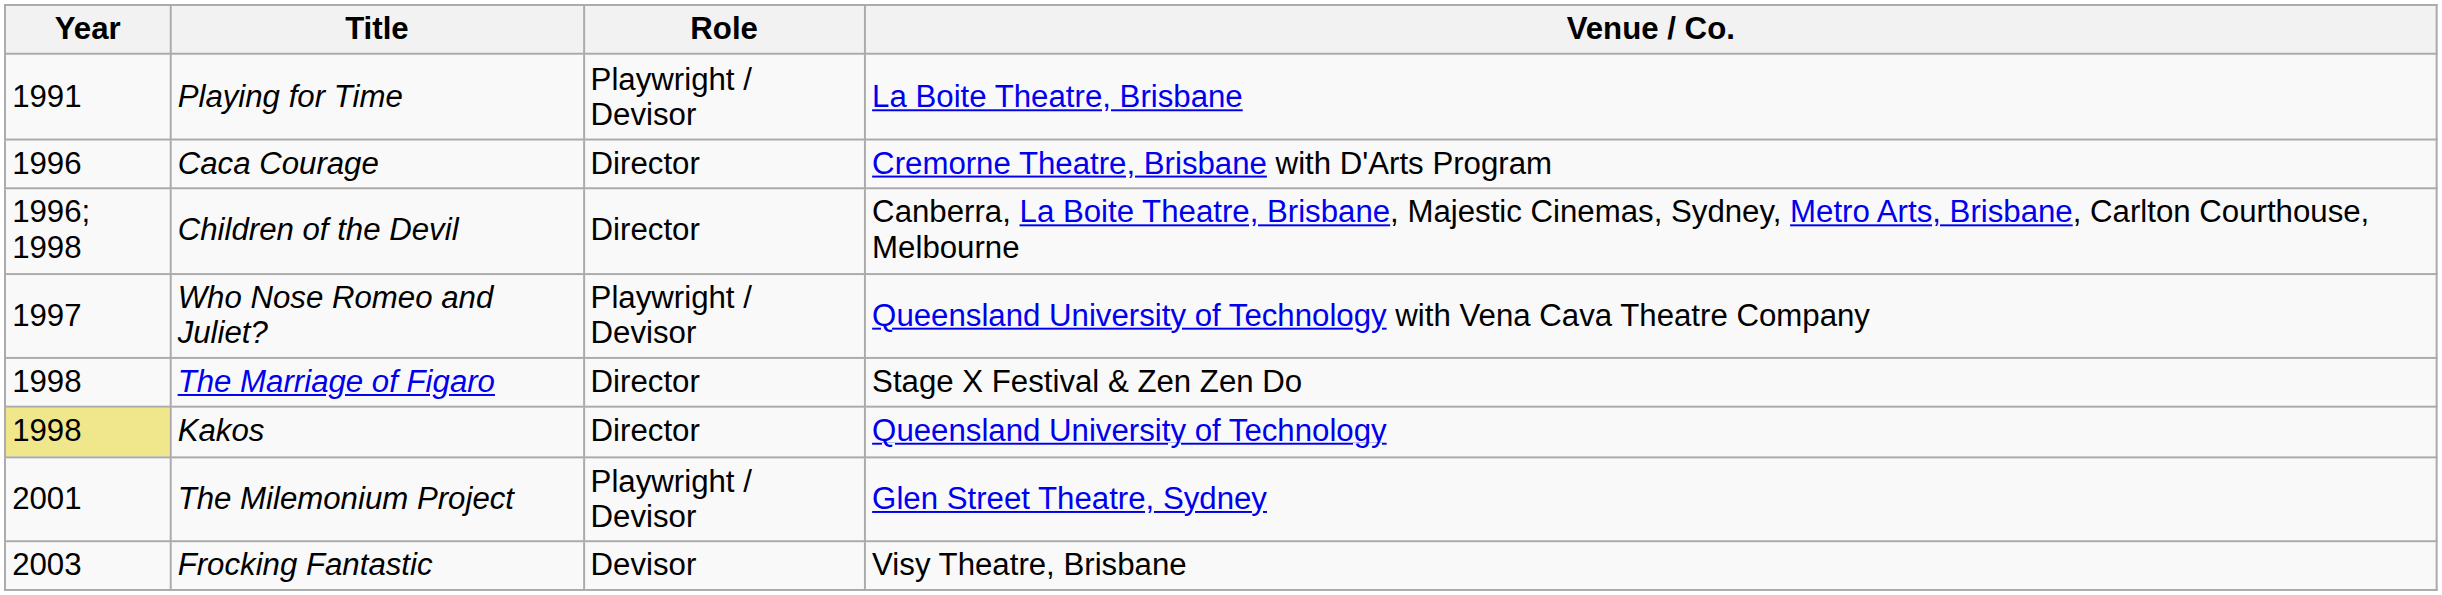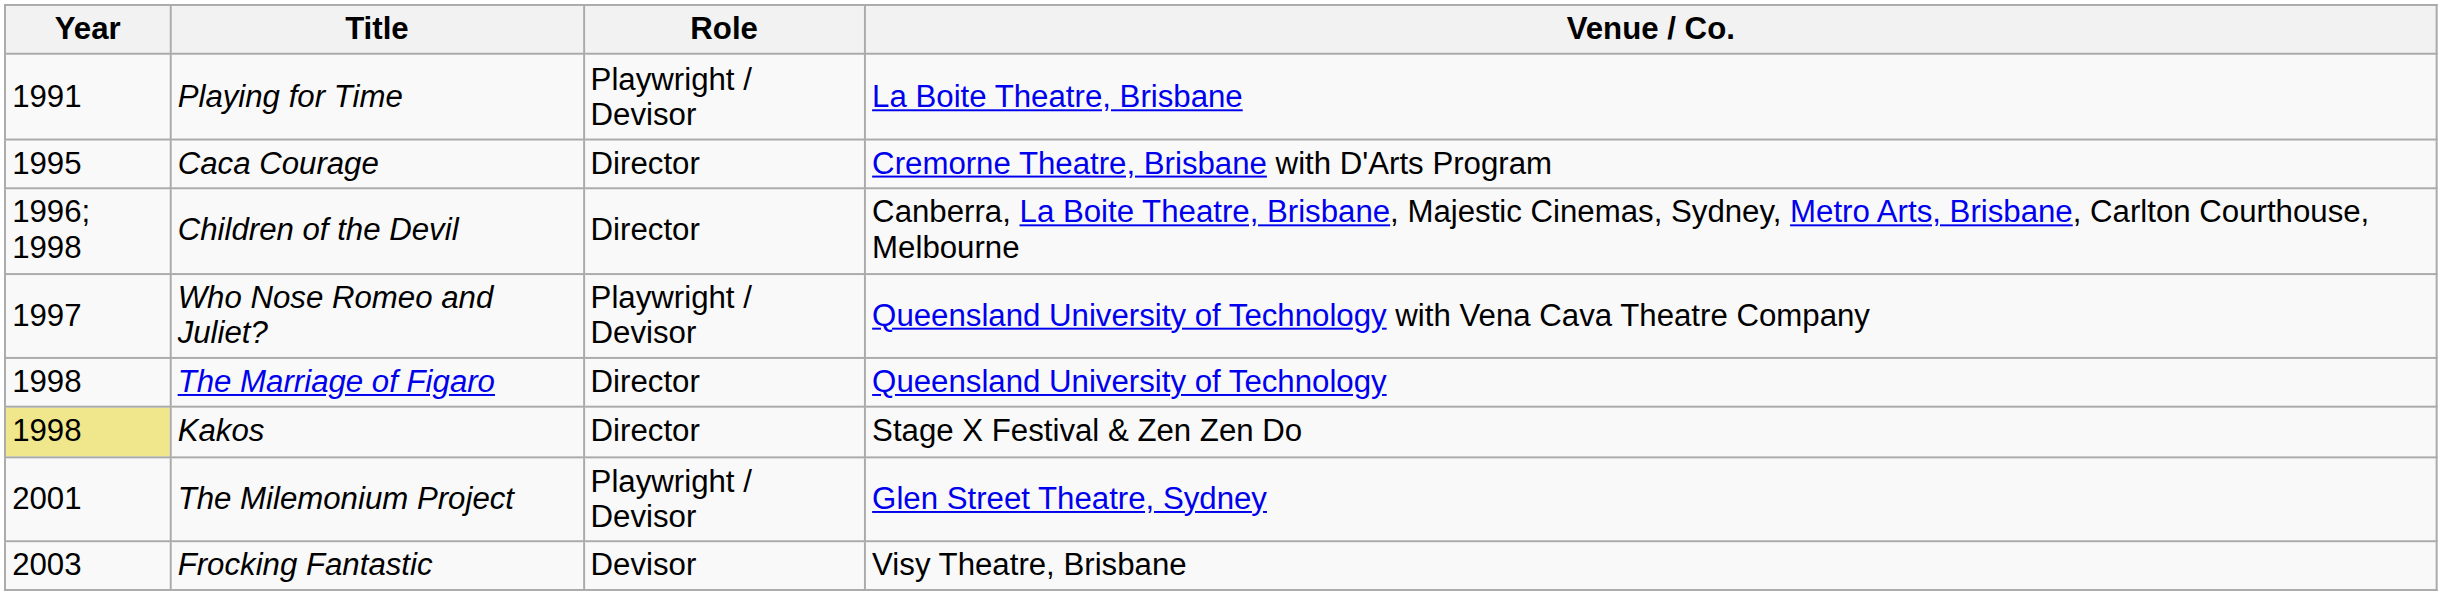(47, 163) 1996 -> (47, 163) 1995
(1087, 381) Stage X Festival & Zen Zen Do -> (1129, 381) Queensland University of Technology
(1129, 431) Queensland University of Technology -> (1087, 431) Stage X Festival & Zen Zen Do
